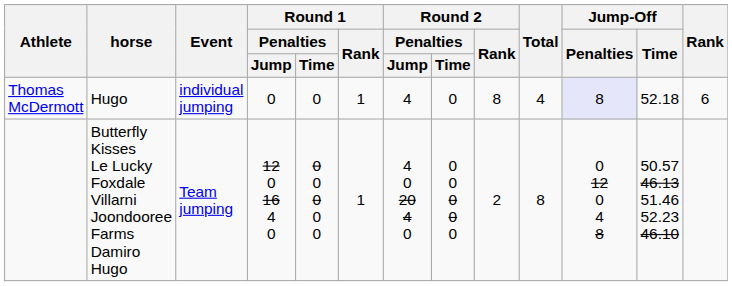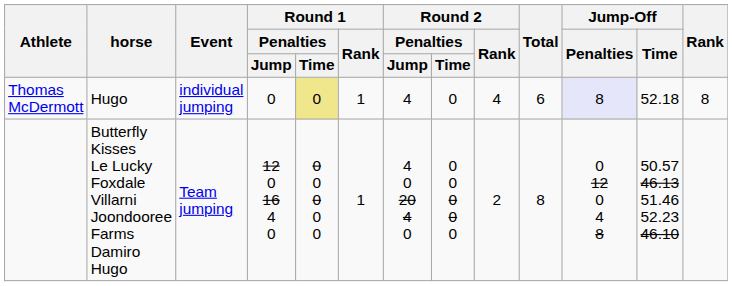(317, 99) no background -> (317, 99) khaki background
(497, 99) 8 -> (497, 99) 4
(541, 99) 4 -> (541, 99) 6
(705, 99) 6 -> (705, 99) 8
